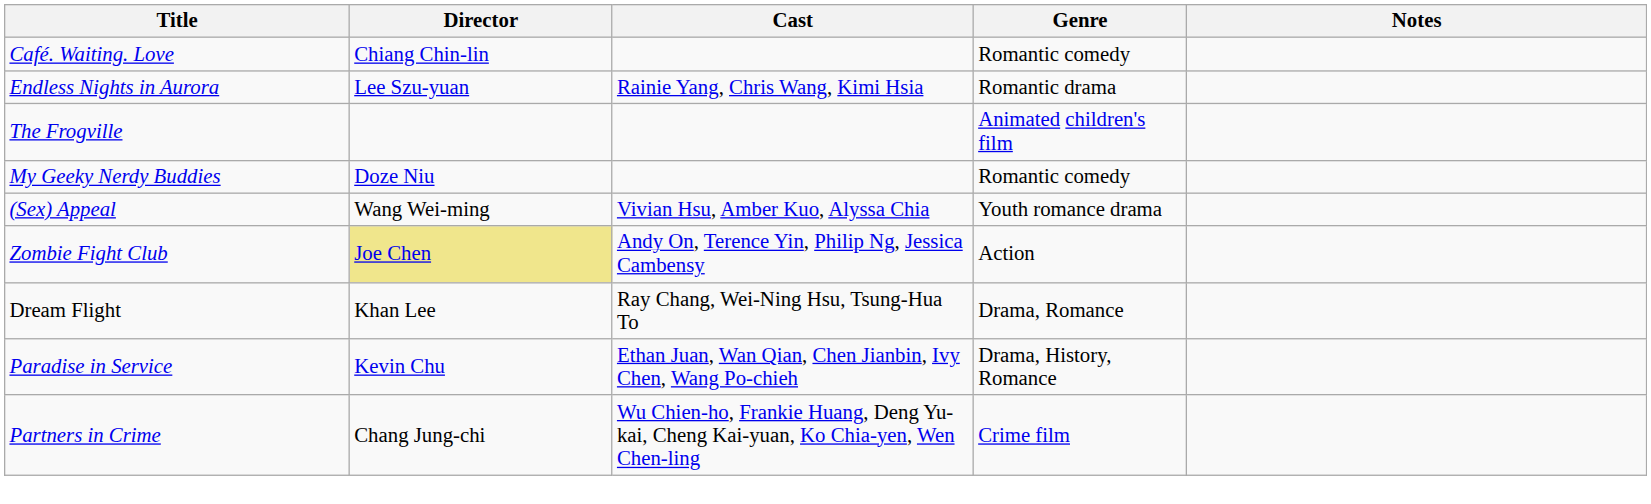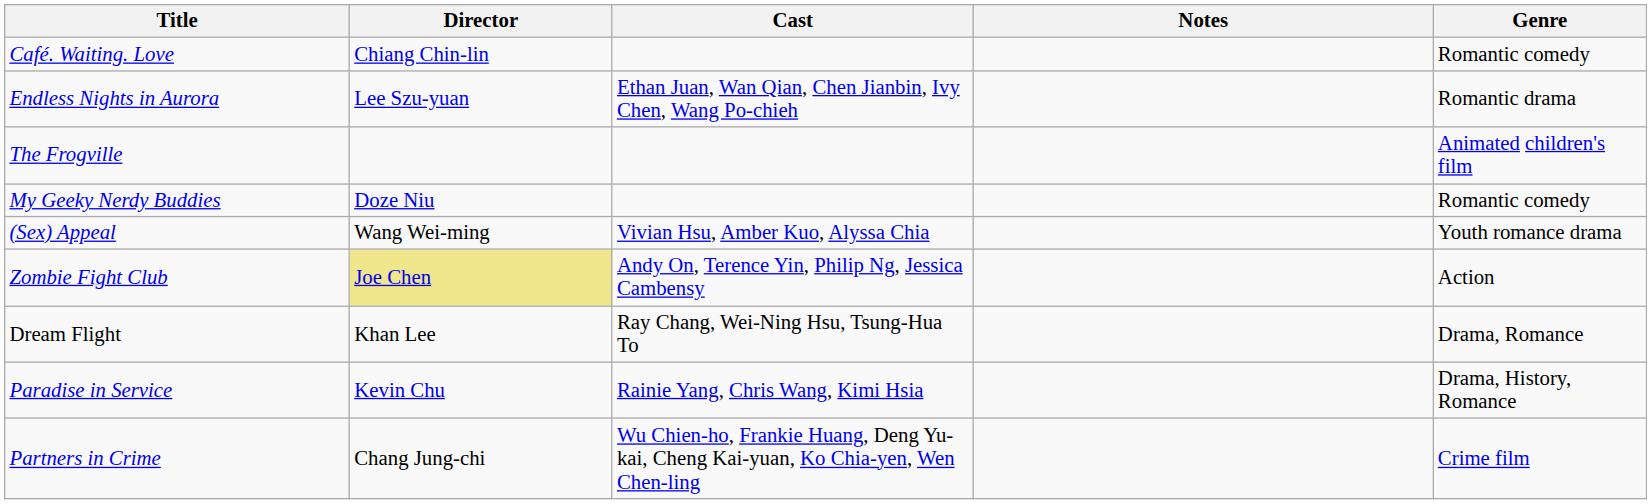columns swapped: (1080, 20) <-> (1417, 20)
(770, 86) Rainie Yang, Chris Wang, Kimi Hsia -> (788, 98) Ethan Juan, Wan Qian, Chen Jianbin, Ivy Chen, Wang Po-chieh
(788, 366) Ethan Juan, Wan Qian, Chen Jianbin, Ivy Chen, Wang Po-chieh -> (770, 390) Rainie Yang, Chris Wang, Kimi Hsia
